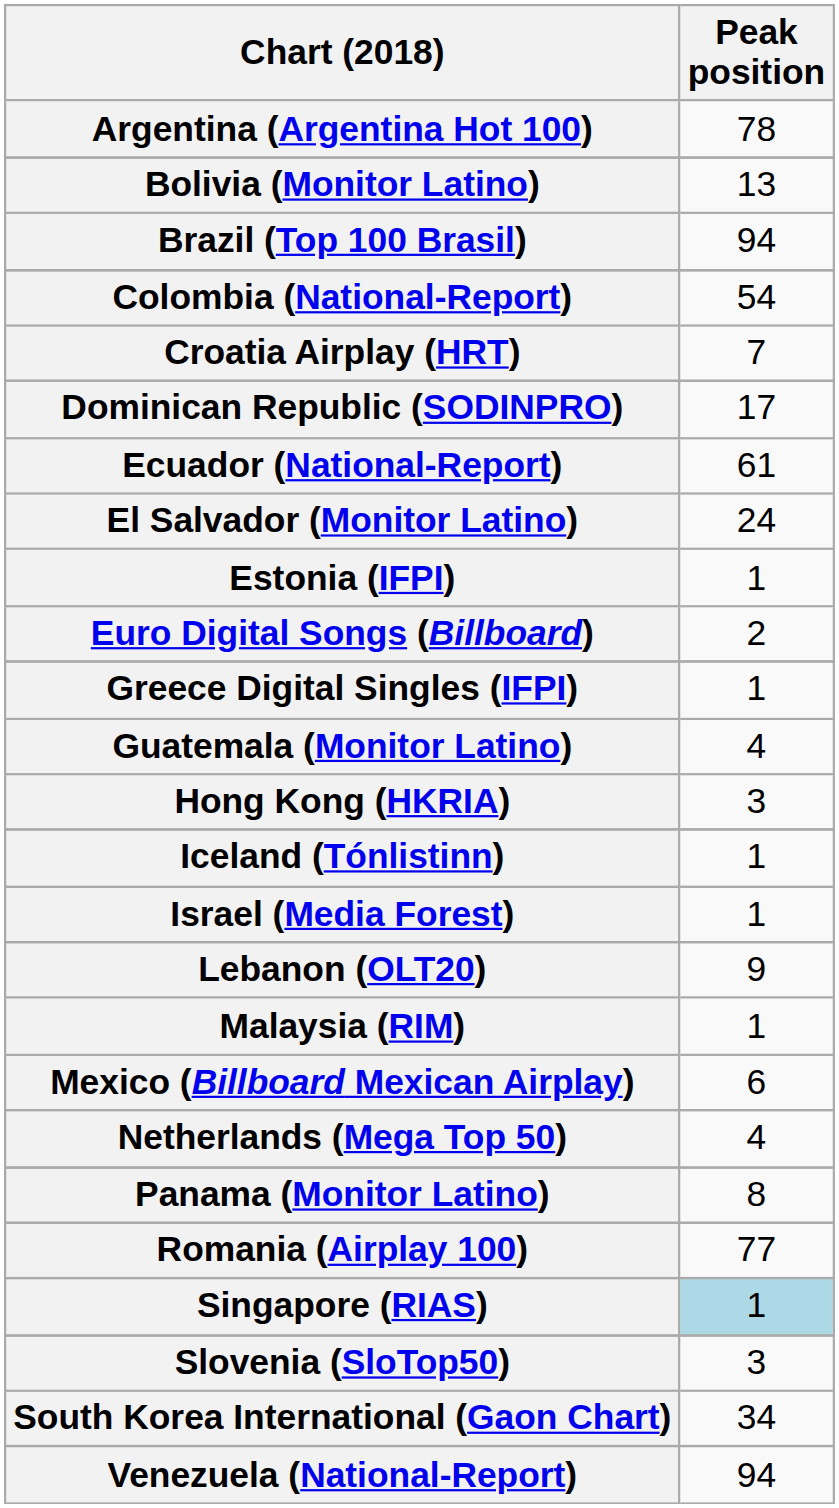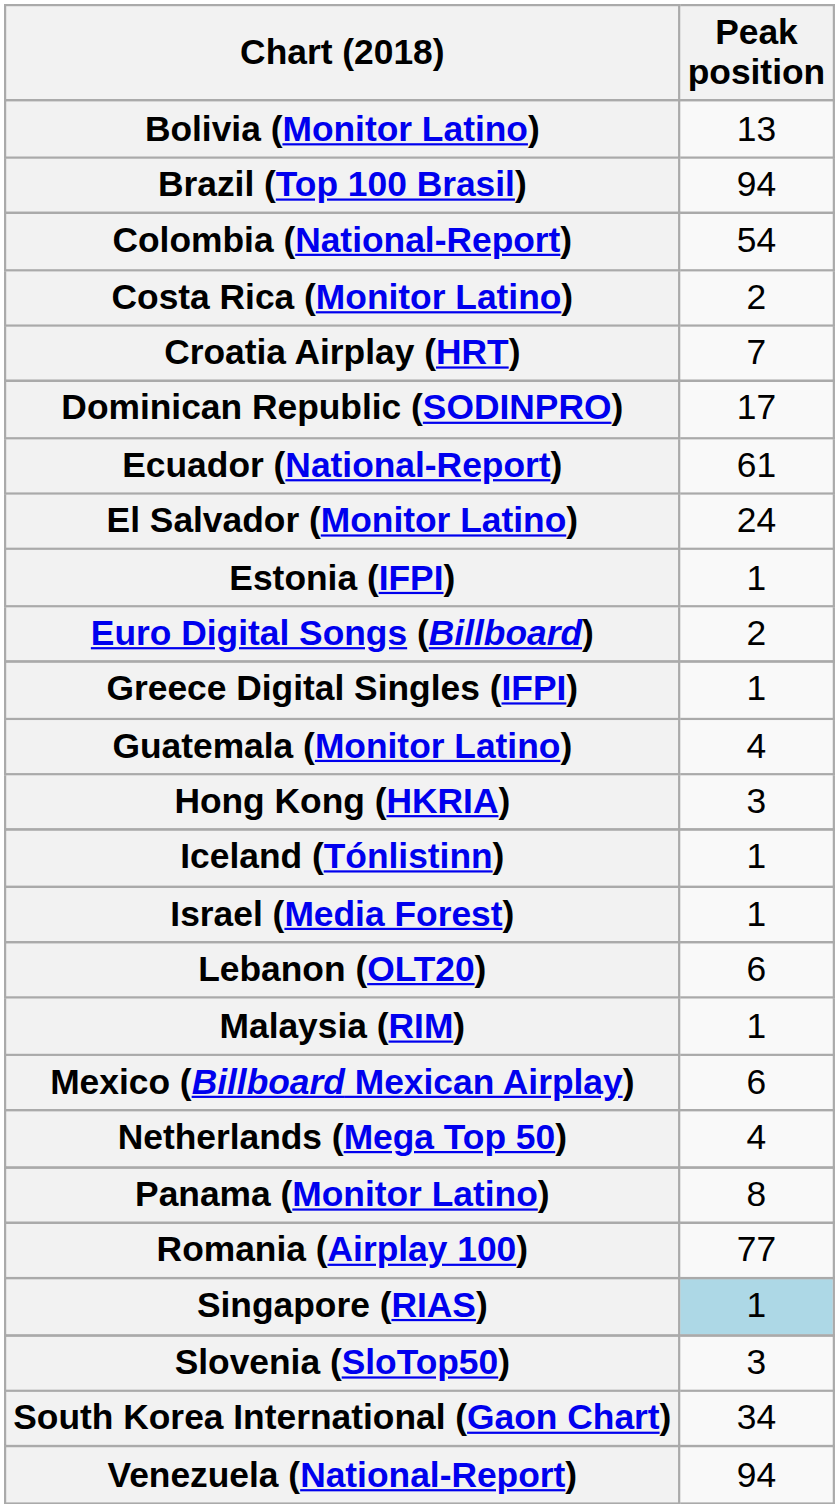- row: (342, 128)
+ row: (342, 296)
(756, 969) 9 -> (756, 969) 6
